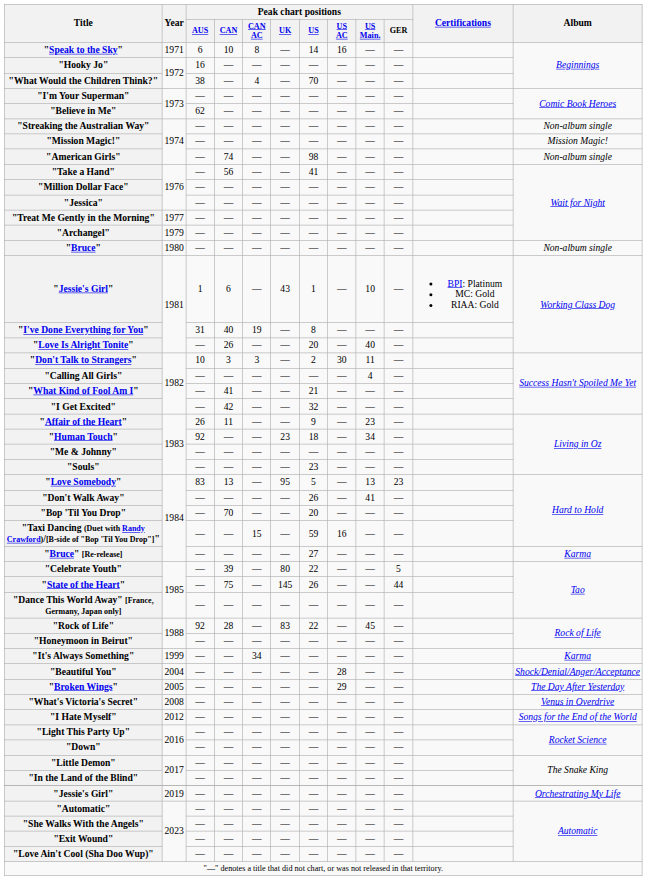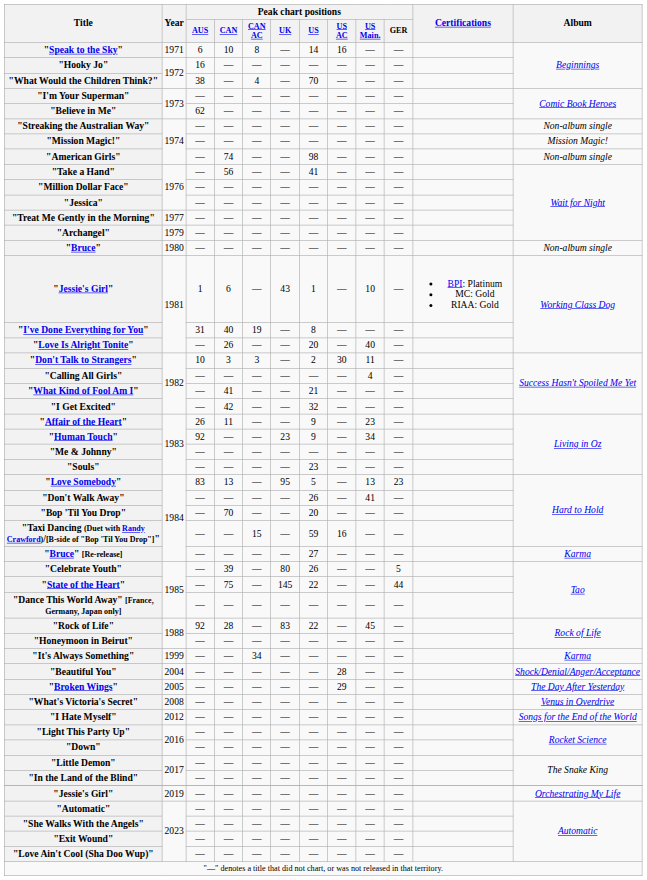(313, 436) 18 -> (313, 436) 9
(313, 569) 22 -> (313, 569) 26
(313, 584) 26 -> (313, 584) 22
